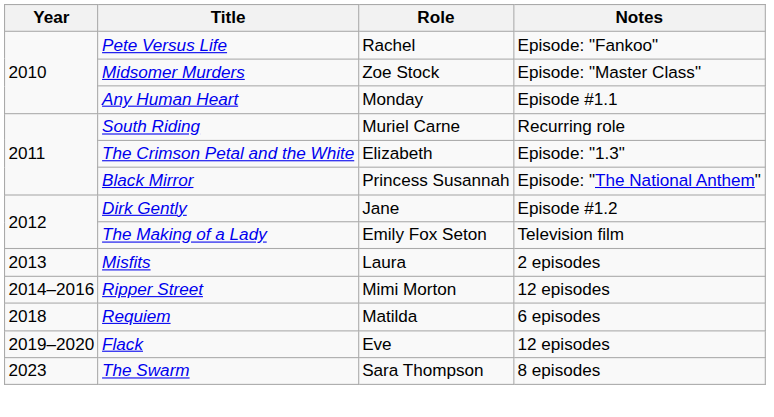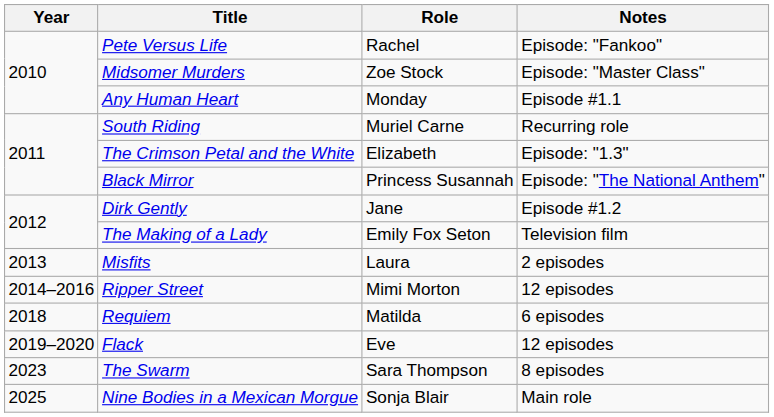+ row: (230, 398)
